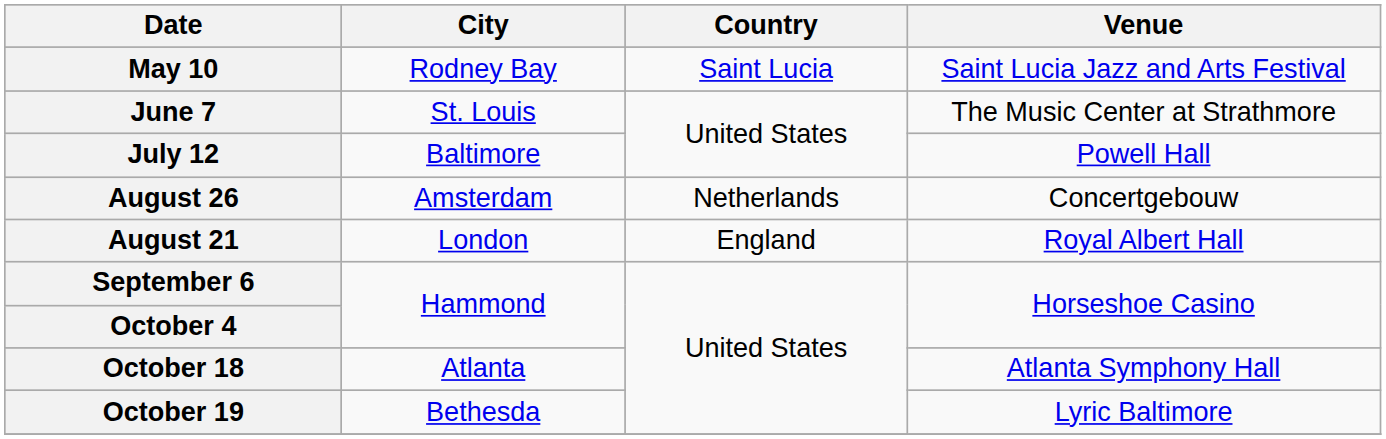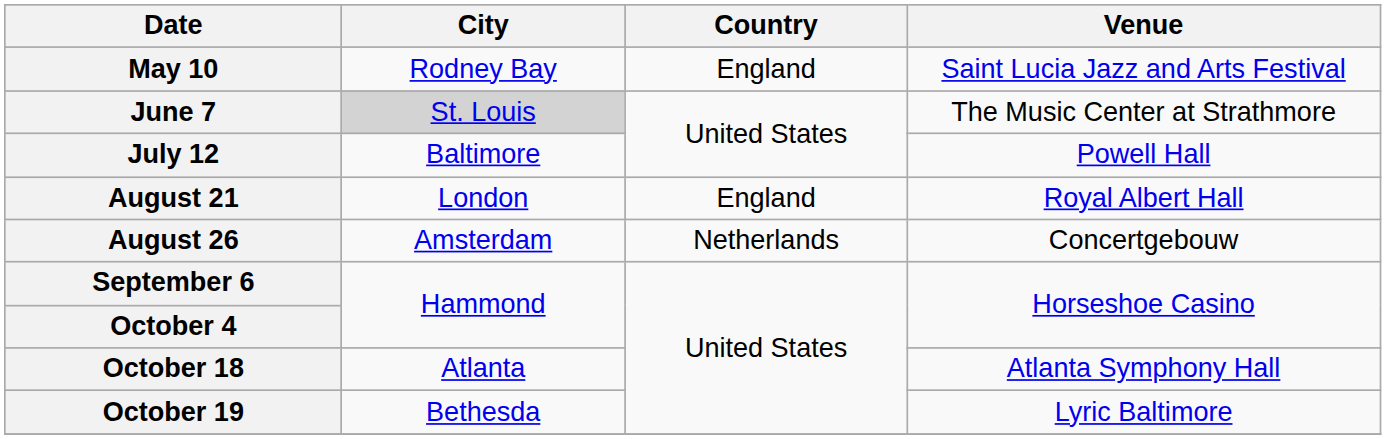(766, 68) Saint Lucia -> (766, 68) England
(483, 111) no background -> (483, 111) lightgrey background
rows swapped: (173, 240) <-> (173, 197)
